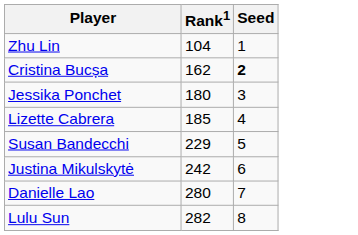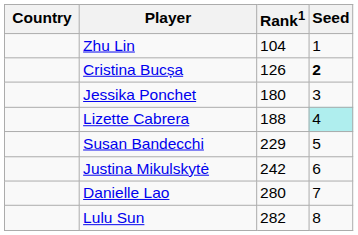+ column: (42, 18)
(198, 70) 162 -> (273, 70) 126
(198, 119) 185 -> (273, 119) 188
(242, 119) no background -> (317, 119) paleturquoise background
